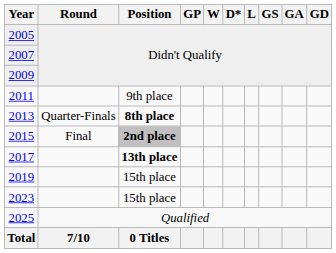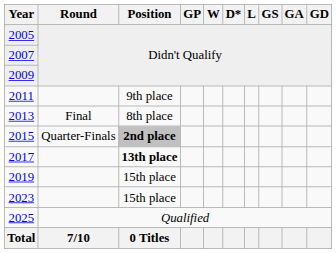(78, 116) Quarter-Finals -> (78, 116) Final
(149, 116) bold -> (149, 116) normal
(78, 136) Final -> (78, 136) Quarter-Finals
